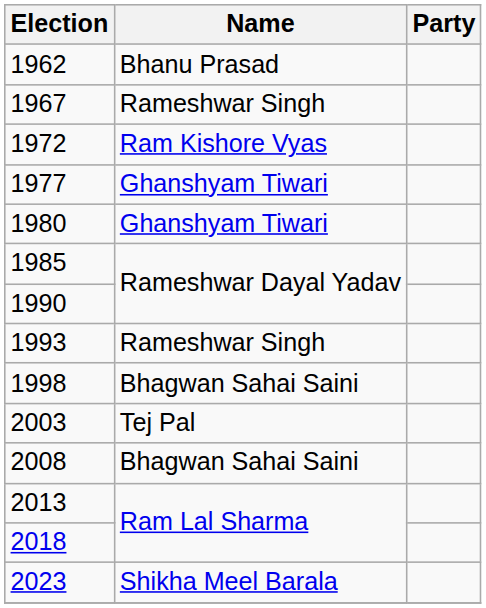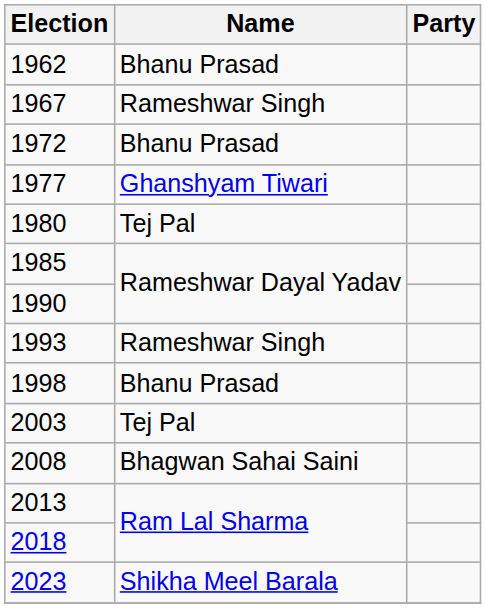(223, 143) Ram Kishore Vyas -> (199, 143) Bhanu Prasad
(224, 223) Ghanshyam Tiwari -> (158, 223) Tej Pal
(239, 382) Bhagwan Sahai Saini -> (199, 382) Bhanu Prasad
